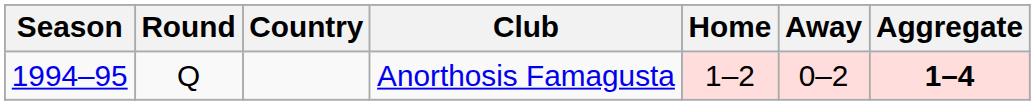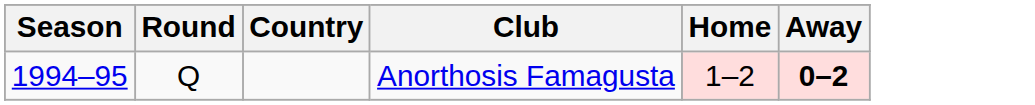- column: (949, 28)
(824, 75) normal -> (824, 75) bold
